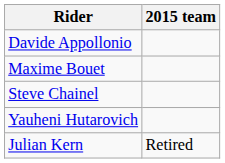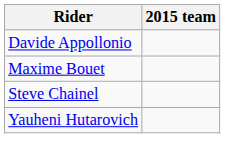- row: (46, 145)
